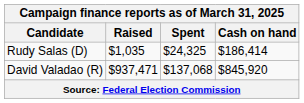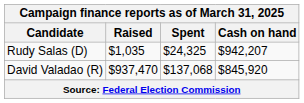(243, 51) $186,414 -> (243, 51) $942,207
(133, 70) $937,471 -> (133, 70) $937,470
